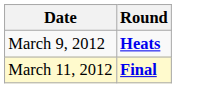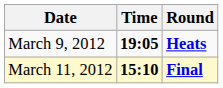+ column: (139, 17)
